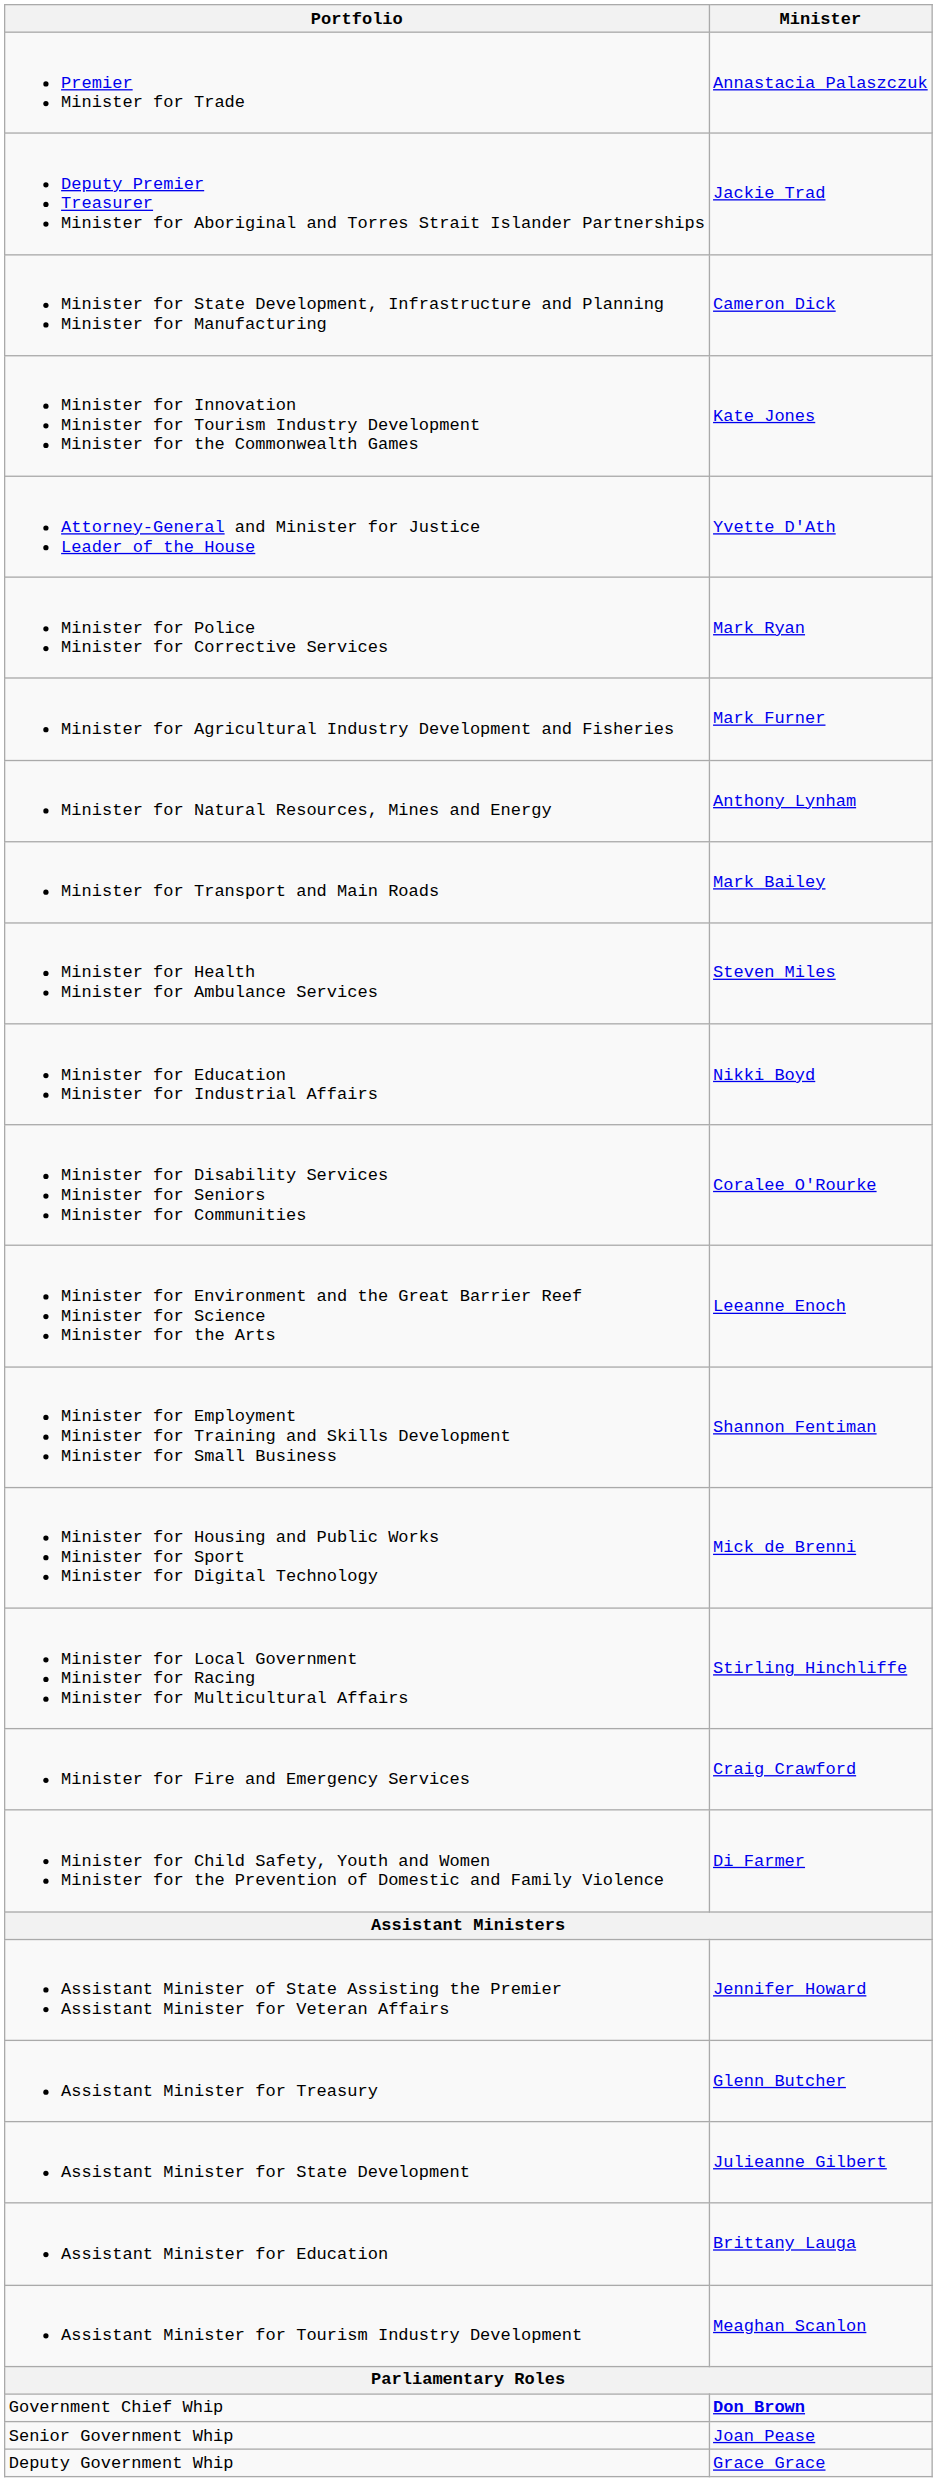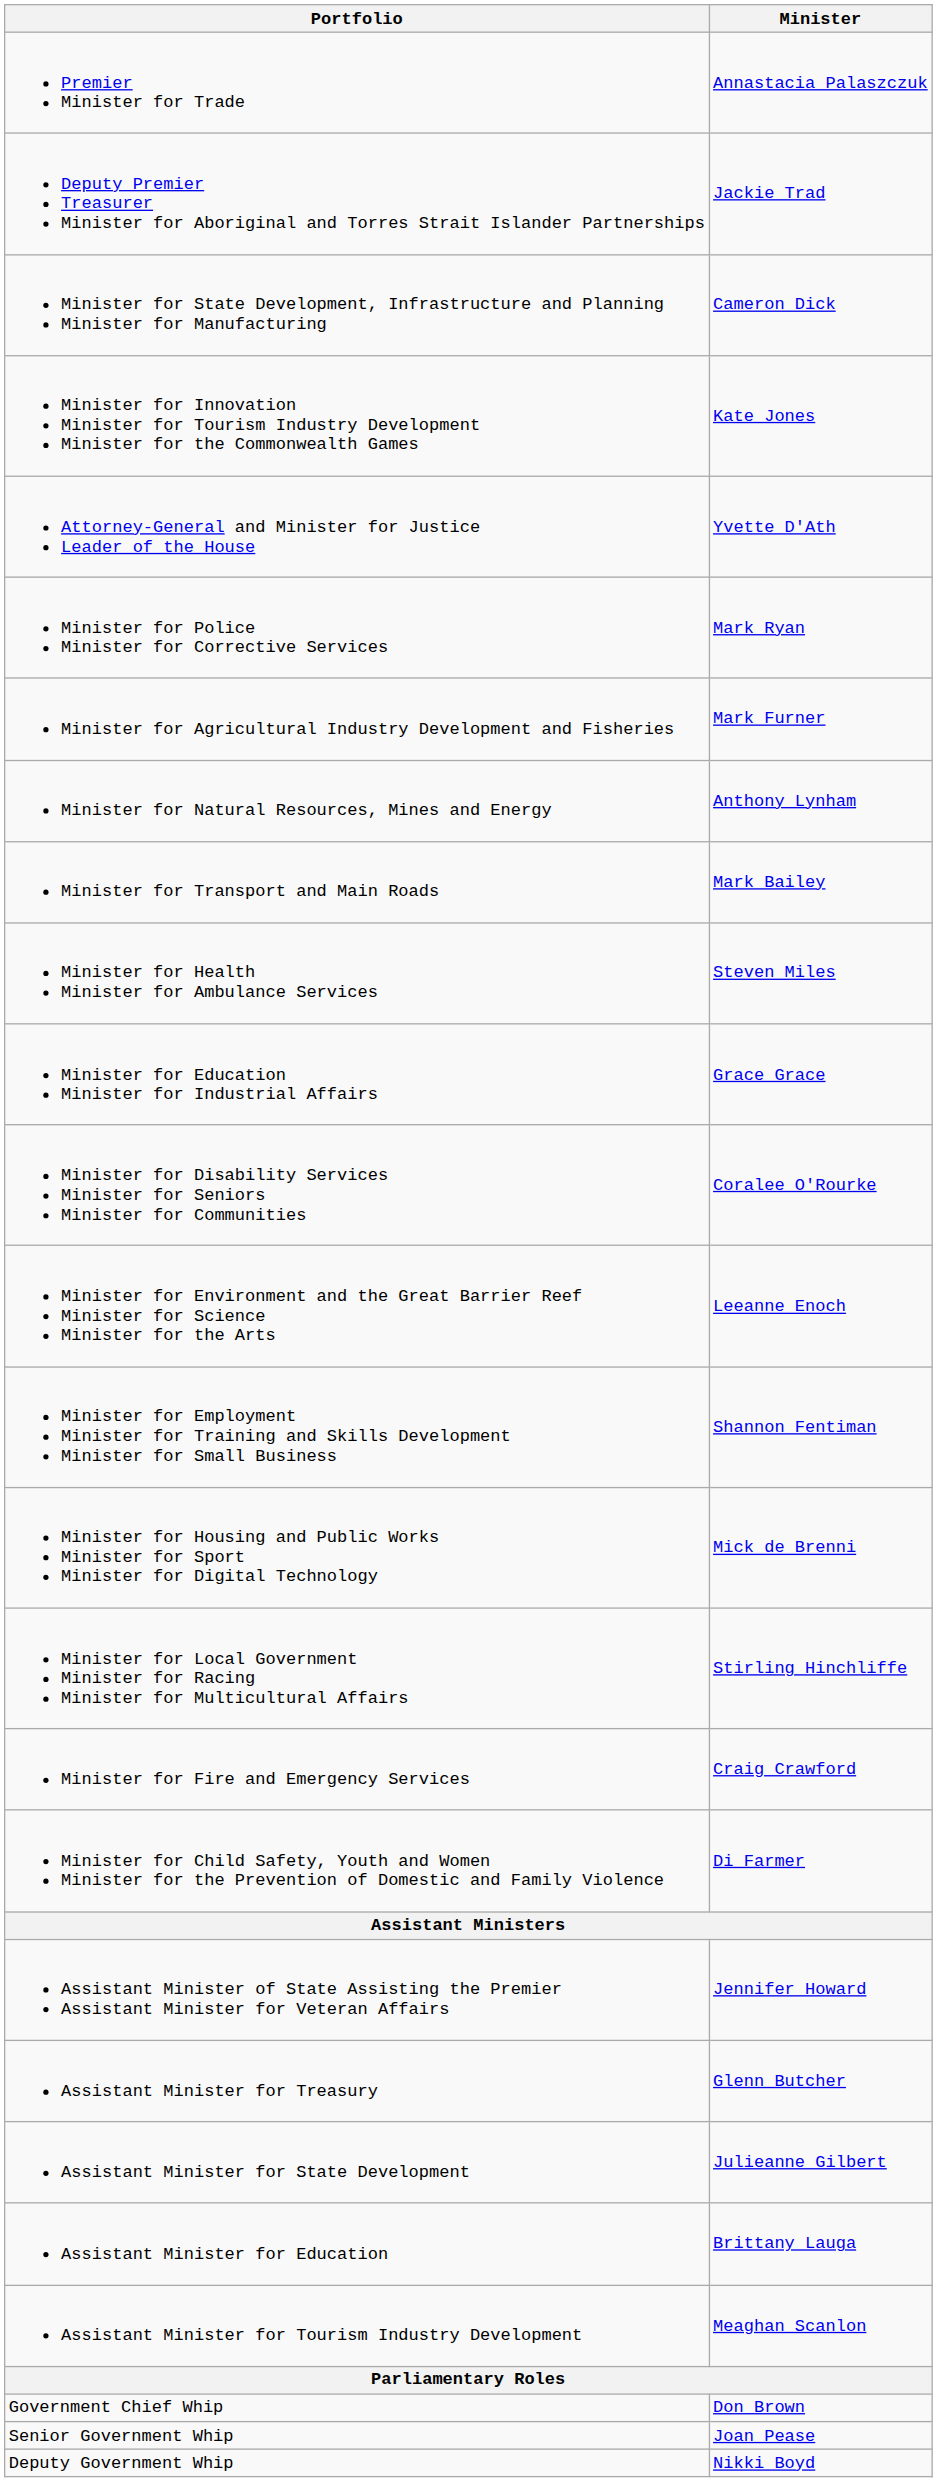(764, 1074) Nikki Boyd -> (769, 1074) Grace Grace
(759, 2408) bold -> (759, 2408) normal
(769, 2463) Grace Grace -> (764, 2463) Nikki Boyd
